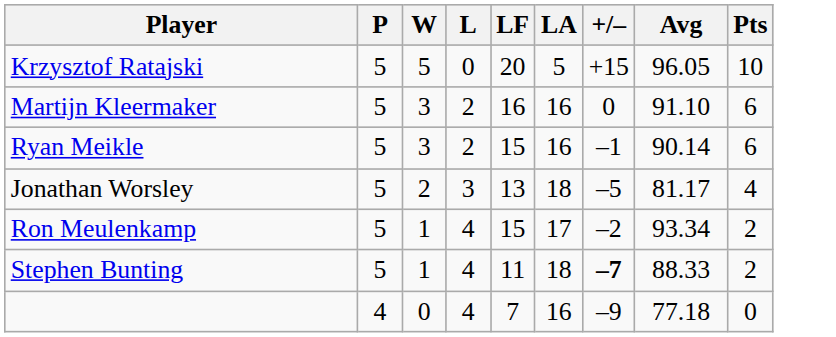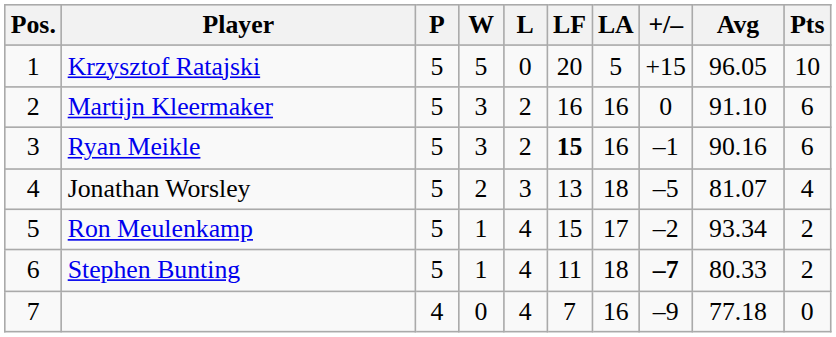+ column: (33, 24)
(513, 147) normal -> (570, 147) bold
(681, 147) 90.14 -> (738, 147) 90.16
(681, 188) 81.17 -> (738, 188) 81.07
(681, 270) 88.33 -> (738, 270) 80.33
